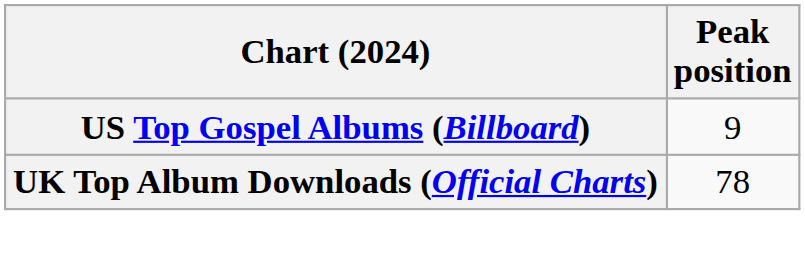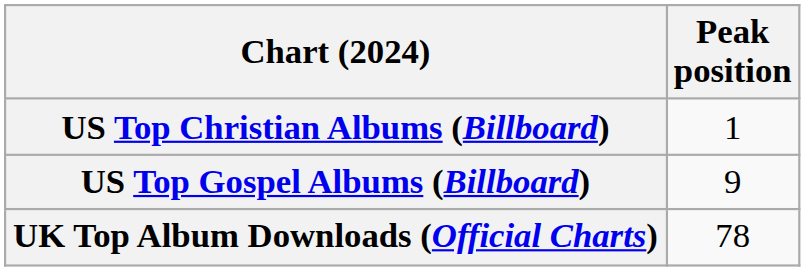+ row: (335, 126)
